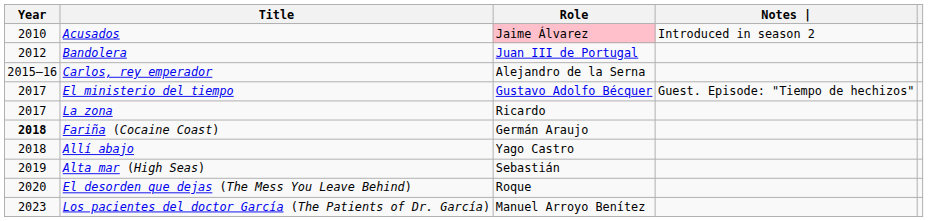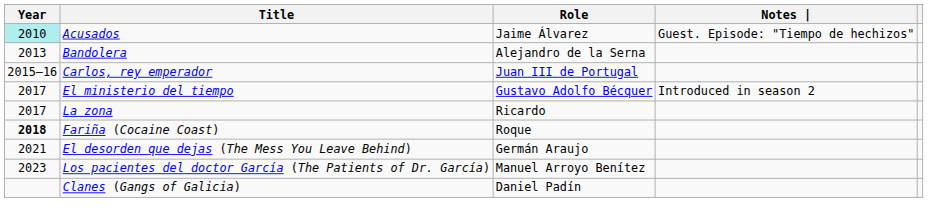(32, 33) no background -> (32, 33) paleturquoise background
(542, 33) pink background -> (542, 33) no background
(736, 33) Introduced in season 2 -> (786, 33) Guest. Episode: "Tiempo de hechizos"
(32, 53) 2012 -> (32, 53) 2013
(567, 53) Juan III de Portugal -> (571, 53) Alejandro de la Serna
(571, 72) Alejandro de la Serna -> (567, 72) Juan III de Portugal
(786, 91) Guest. Episode: "Tiempo de hechizos" -> (736, 91) Introduced in season 2
(542, 130) Germán Araujo -> (514, 130) Roque
- row: (98, 149)
- row: (134, 168)
(32, 188) 2020 -> (32, 149) 2021
(514, 188) Roque -> (542, 149) Germán Araujo
+ row: (152, 188)
